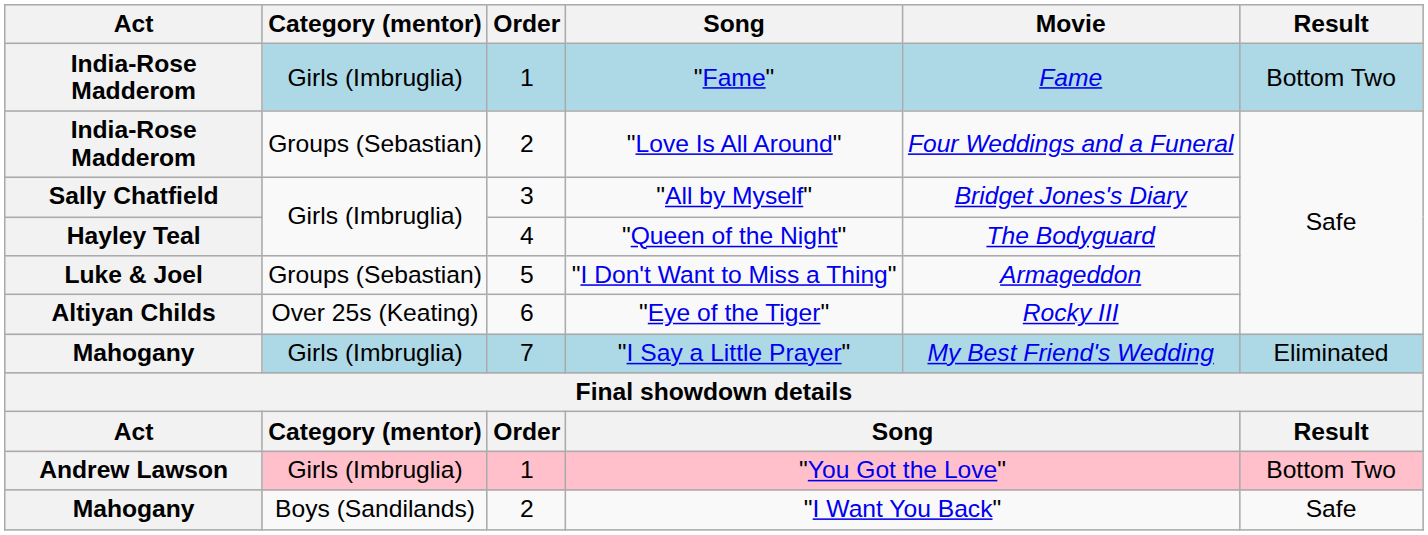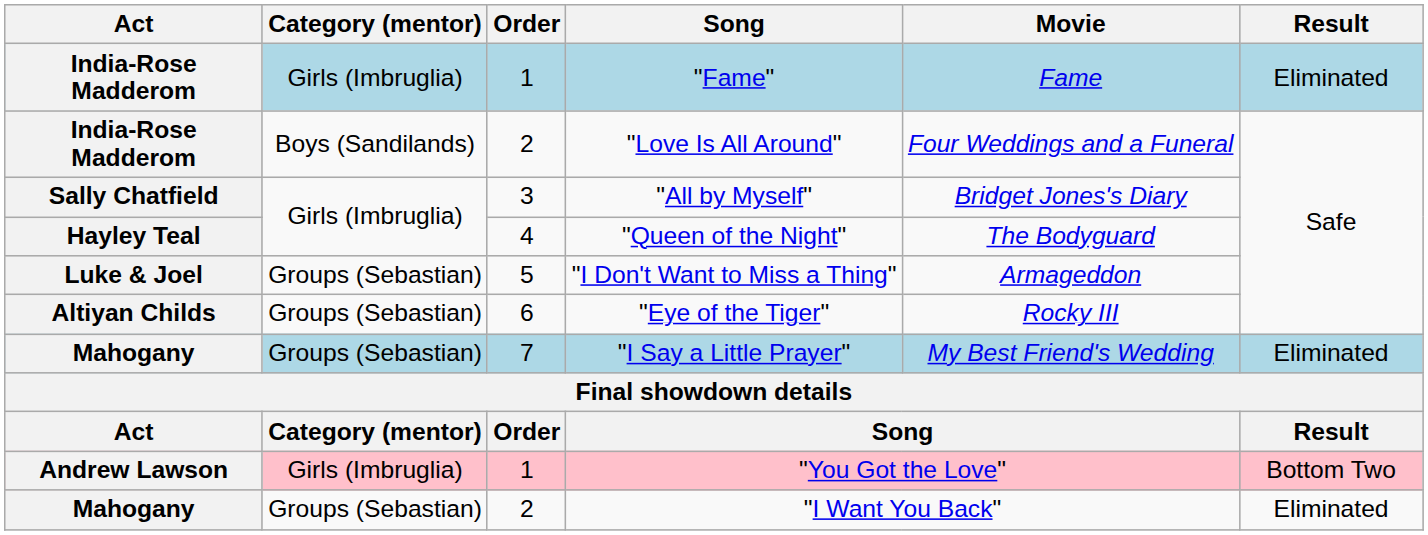(1331, 76) Bottom Two -> (1331, 76) Eliminated
(375, 143) Groups (Sebastian) -> (375, 143) Boys (Sandilands)
(375, 313) Over 25s (Keating) -> (375, 313) Groups (Sebastian)
(375, 353) Girls (Imbruglia) -> (375, 353) Groups (Sebastian)
(375, 509) Boys (Sandilands) -> (375, 509) Groups (Sebastian)
(1331, 509) Safe -> (1331, 509) Eliminated
